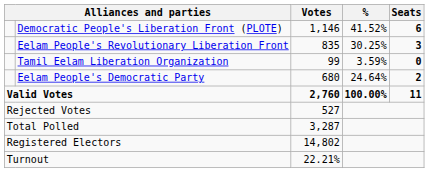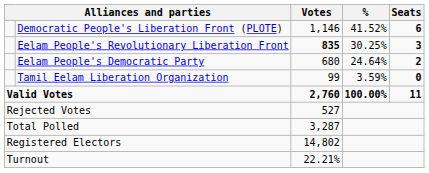(331, 45) normal -> (331, 45) bold
rows swapped: (111, 78) <-> (123, 61)
